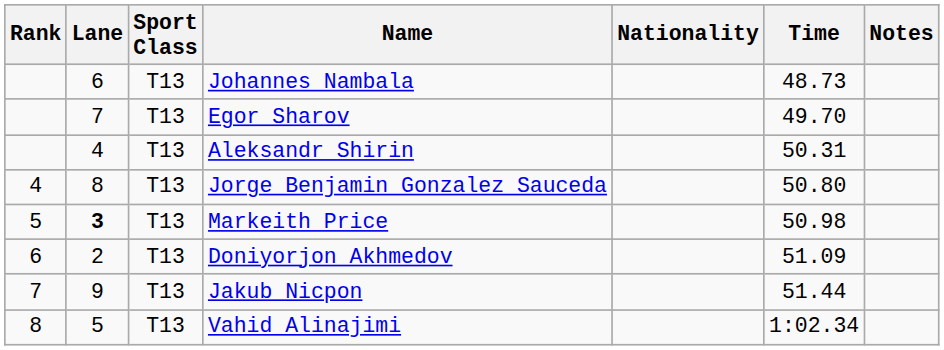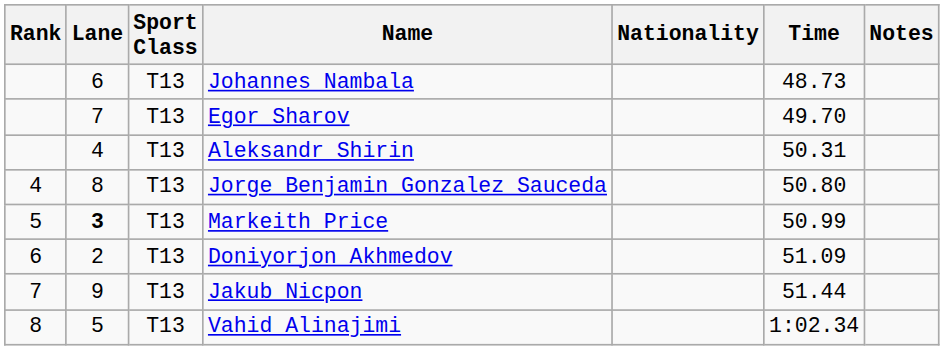(814, 222) 50.98 -> (814, 222) 50.99
